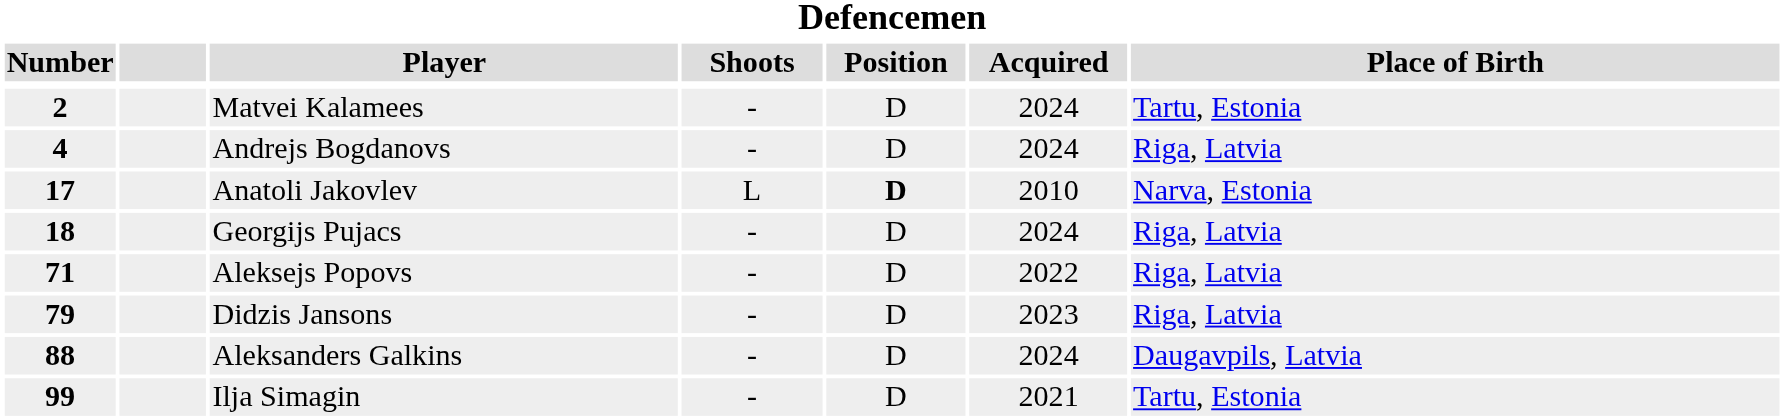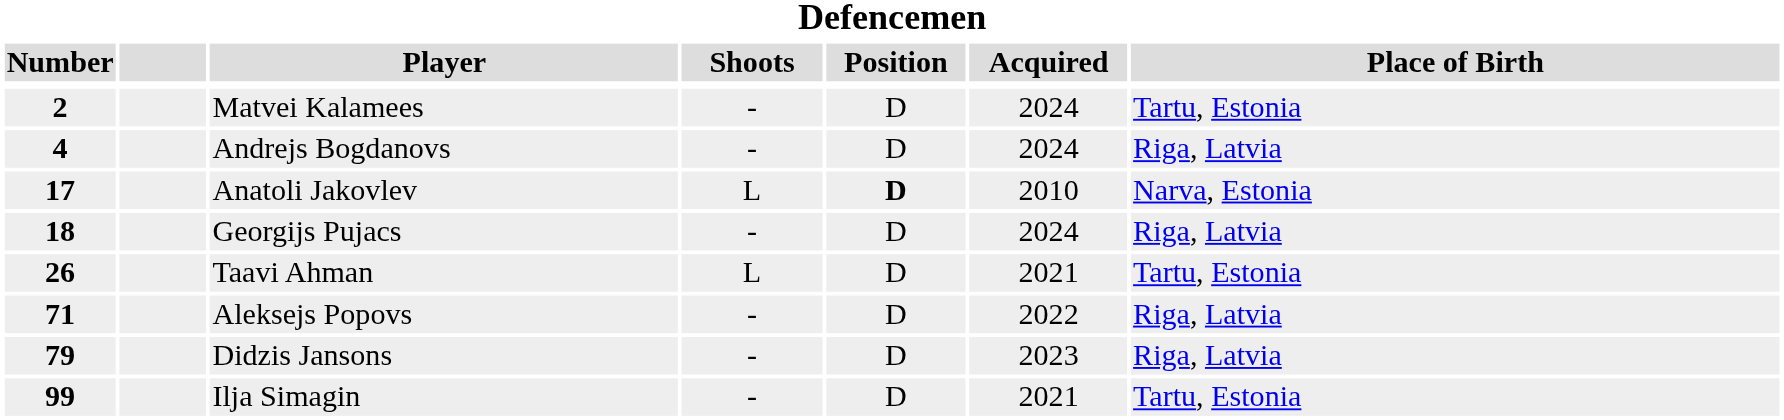+ row: (293, 272)
- row: (337, 355)
